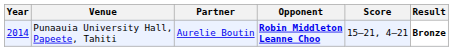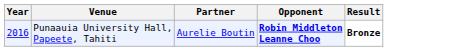- column: (378, 12)
(18, 33) 2014 -> (18, 33) 2016
